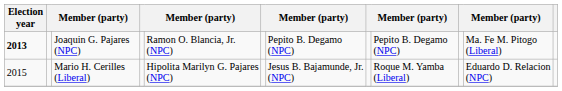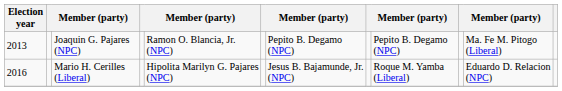(17, 45) bold -> (17, 45) normal
(17, 72) 2015 -> (17, 72) 2016
